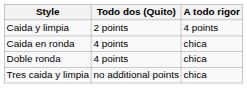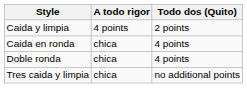columns swapped: (136, 12) <-> (212, 12)
